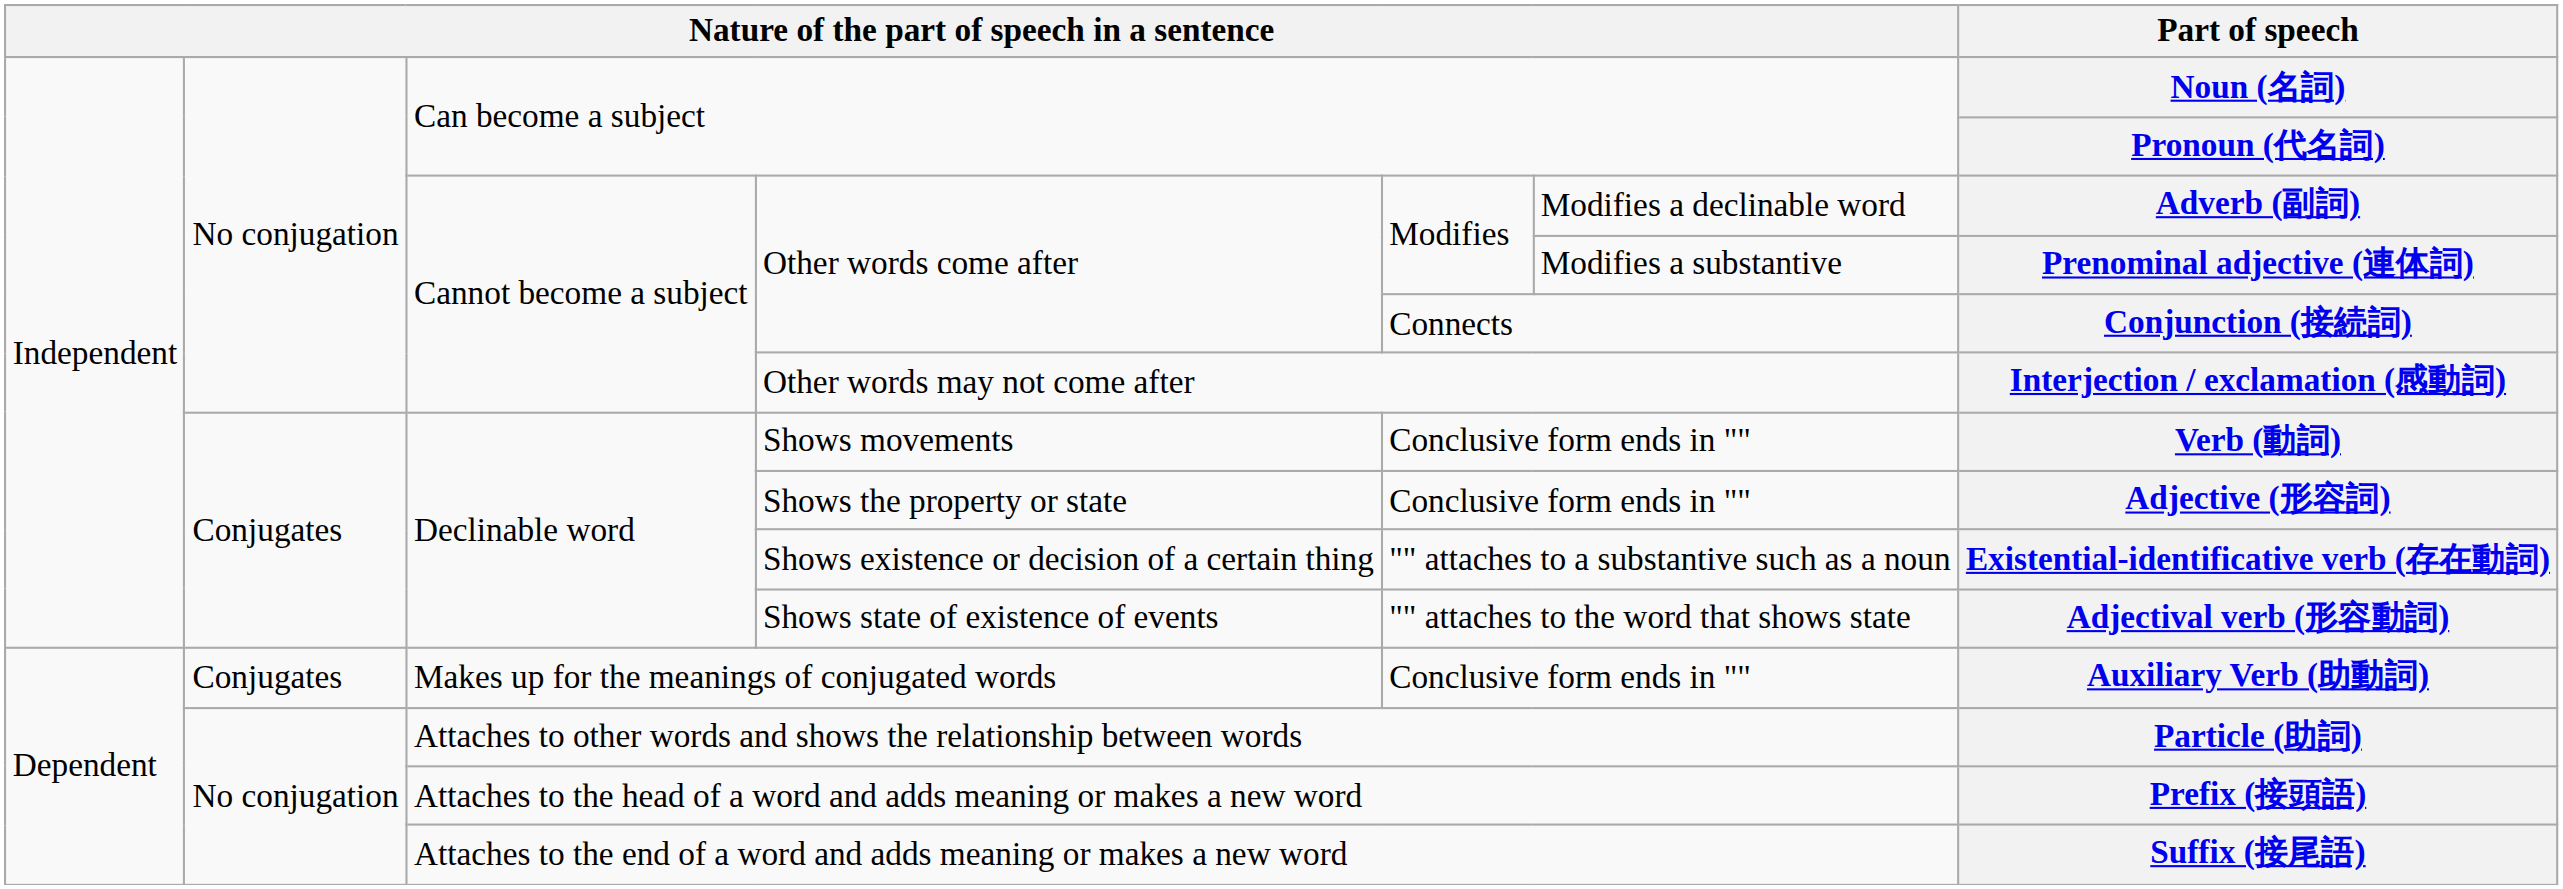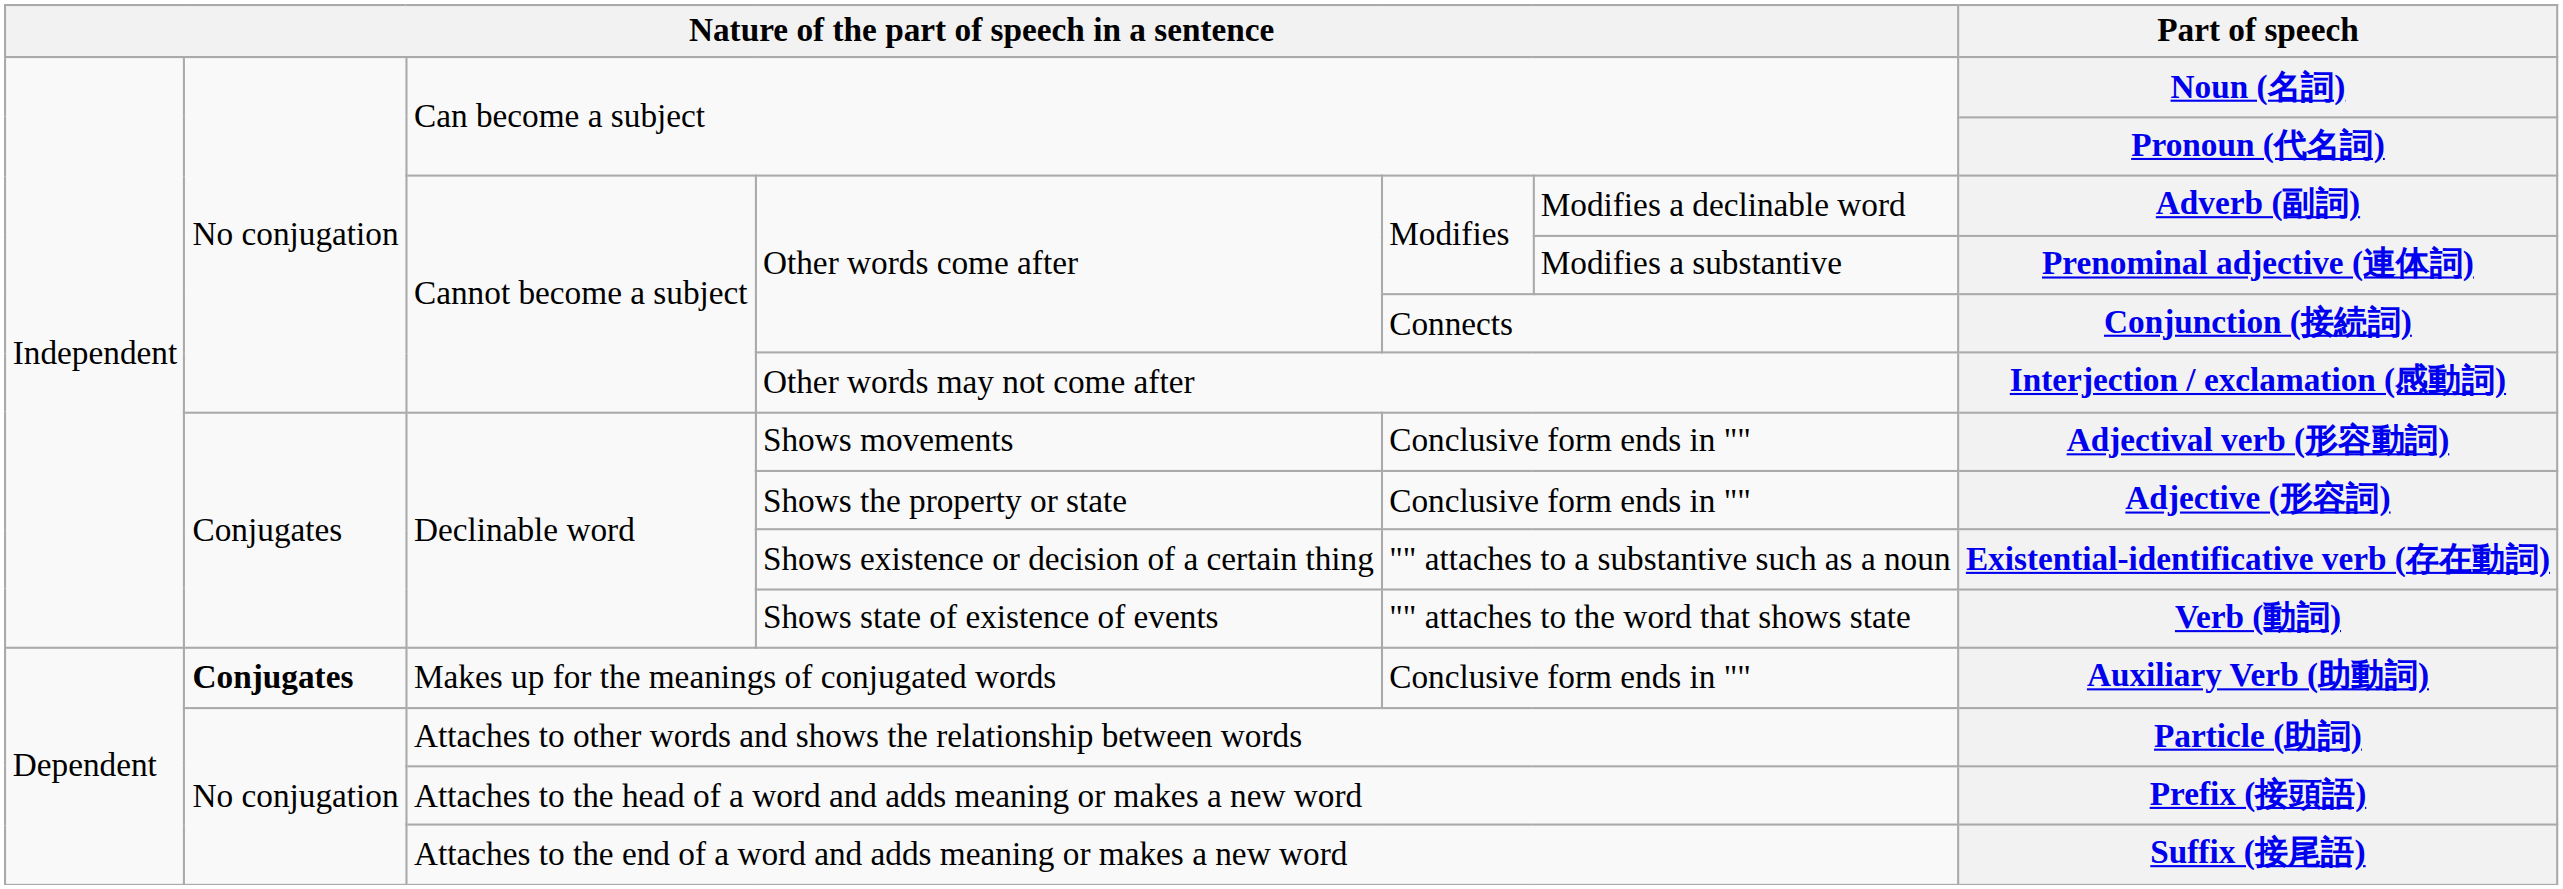(2258, 439) Verb (動詞) -> (2258, 439) Adjectival verb (形容動詞)
(2258, 616) Adjectival verb (形容動詞) -> (2258, 616) Verb (動詞)
(267, 676) normal -> (273, 676) bold
